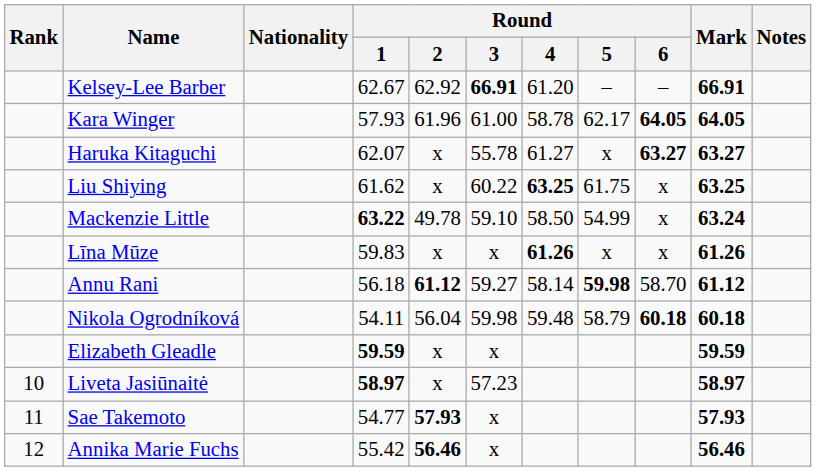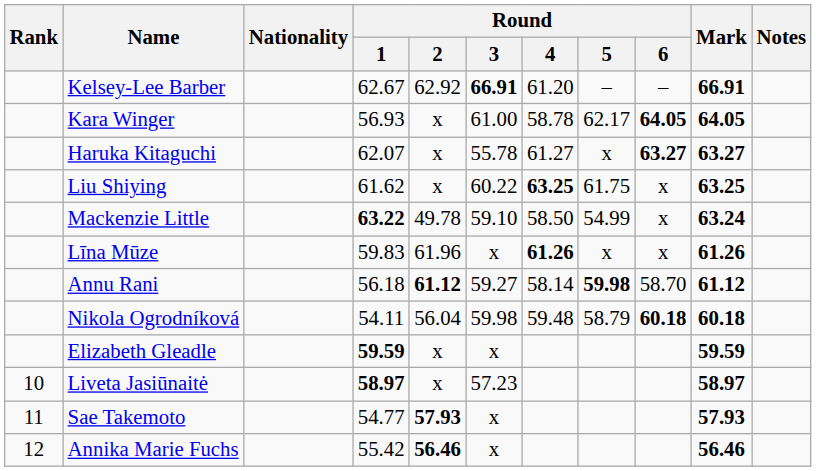(381, 119) 57.93 -> (381, 119) 56.93
(438, 119) 61.96 -> (438, 119) x
(438, 251) x -> (438, 251) 61.96
